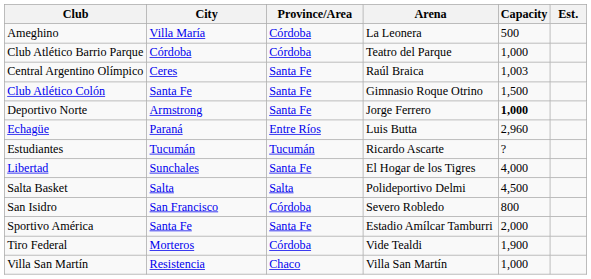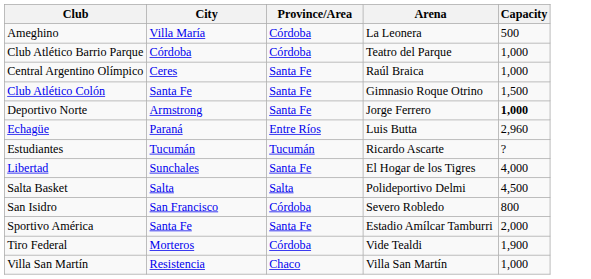- column: (568, 14)
(514, 71) 1,003 -> (514, 71) 1,000
